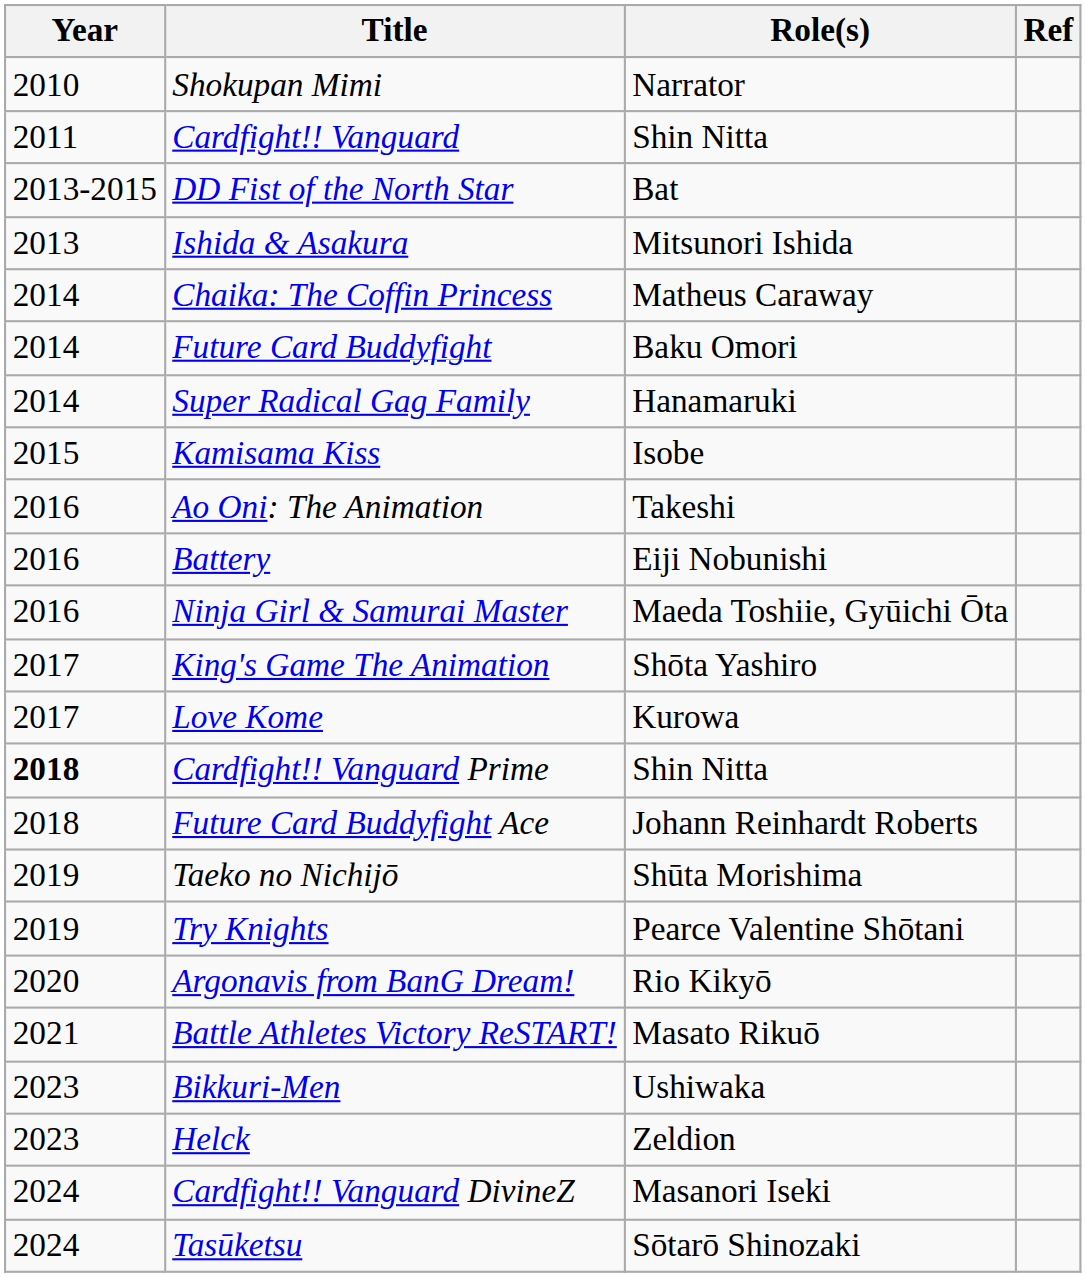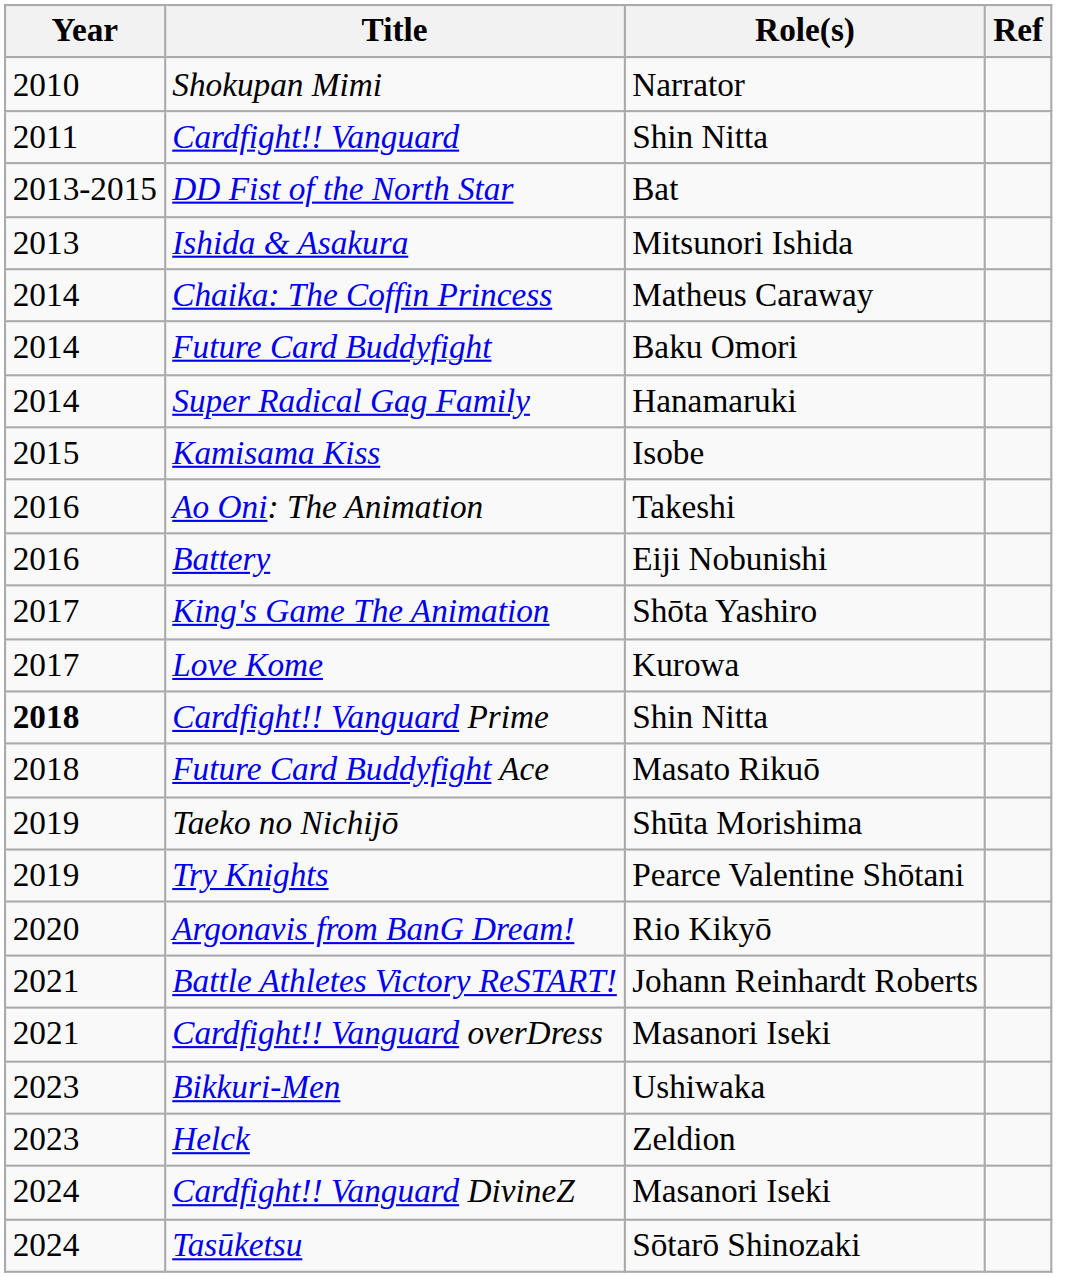- row: (370, 611)
(805, 822) Johann Reinhardt Roberts -> (726, 769) Masato Rikuō
(726, 1033) Masato Rikuō -> (805, 980) Johann Reinhardt Roberts
+ row: (388, 1033)
